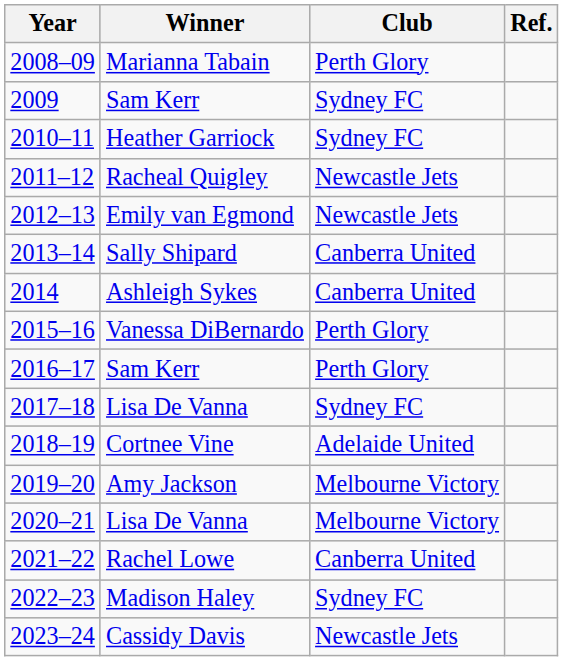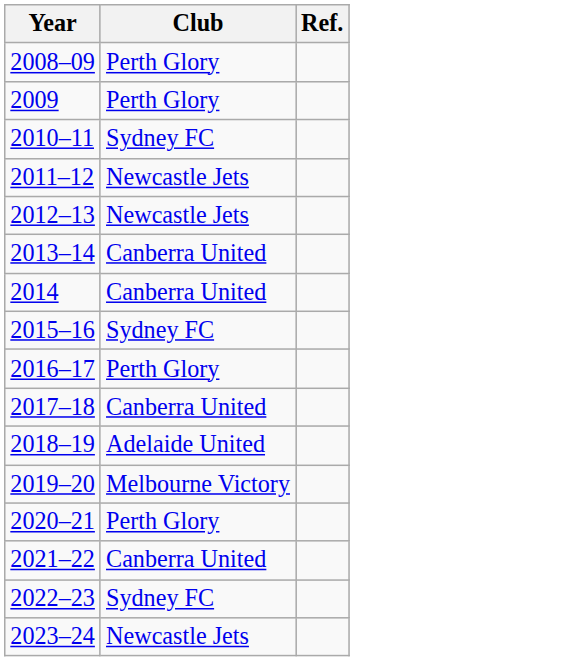- column: (205, 23)
(369, 100) Sydney FC -> (163, 100) Perth Glory
(372, 330) Perth Glory -> (160, 330) Sydney FC
(369, 406) Sydney FC -> (186, 406) Canberra United
(407, 521) Melbourne Victory -> (163, 521) Perth Glory
